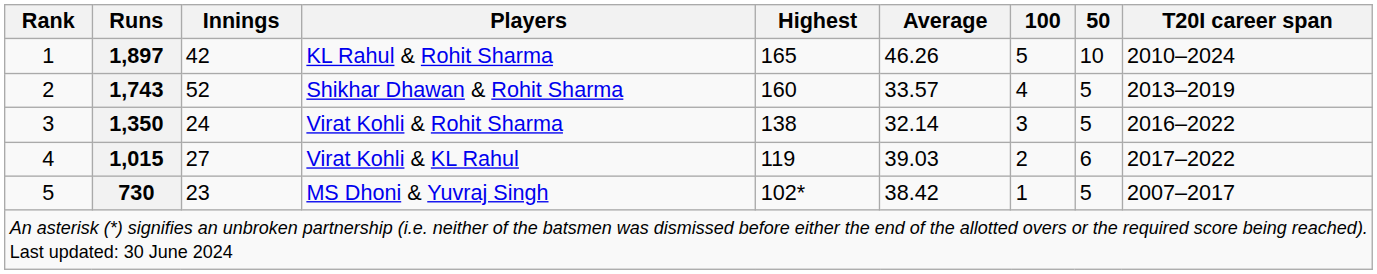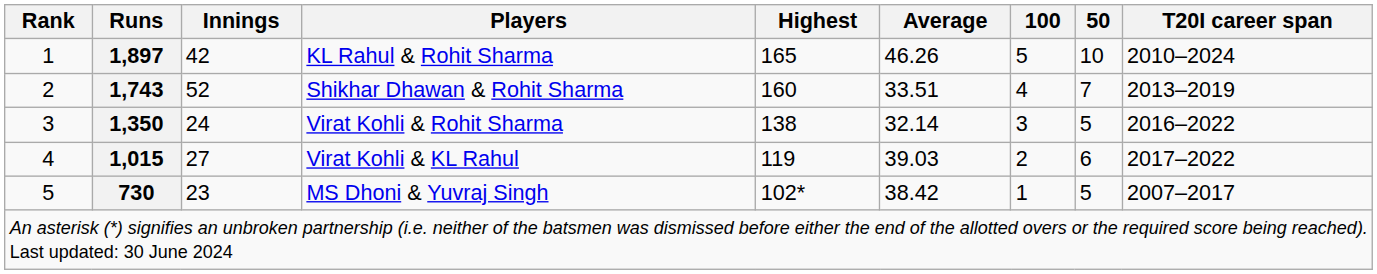(912, 90) 33.57 -> (912, 90) 33.51
(1086, 90) 5 -> (1086, 90) 7
